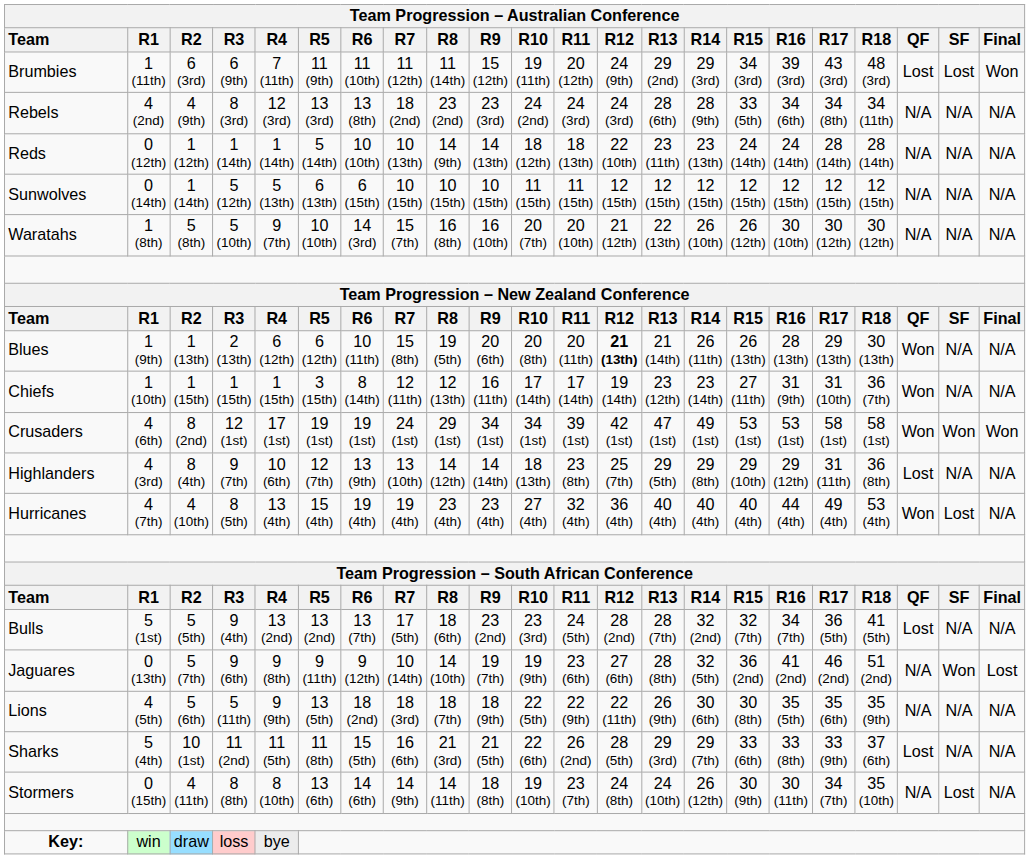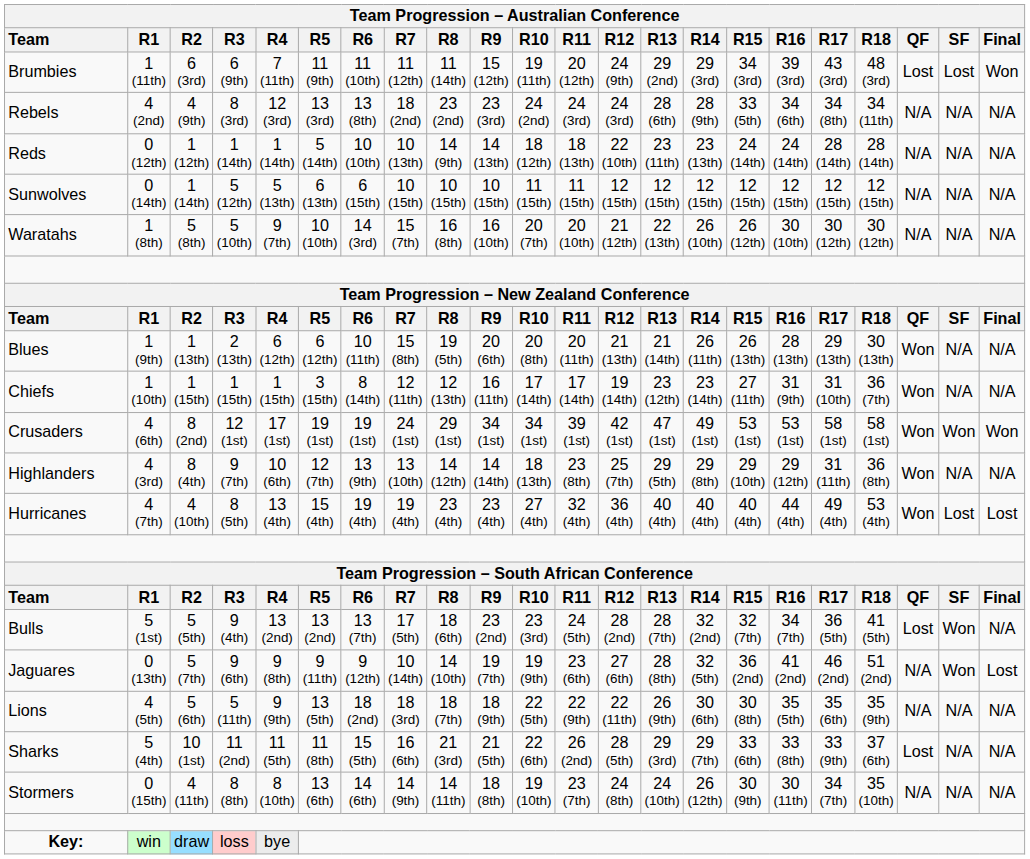(619, 350) bold -> (619, 350) normal
(918, 473) Lost -> (918, 473) Won
(1002, 513) N/A -> (1002, 513) Lost
(959, 629) N/A -> (959, 629) Won
(959, 792) Lost -> (959, 792) N/A
